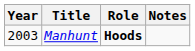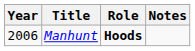(23, 36) 2003 -> (23, 36) 2006
